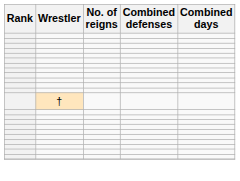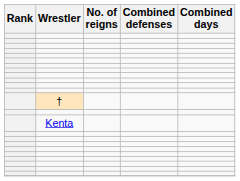+ row: (20, 123)
